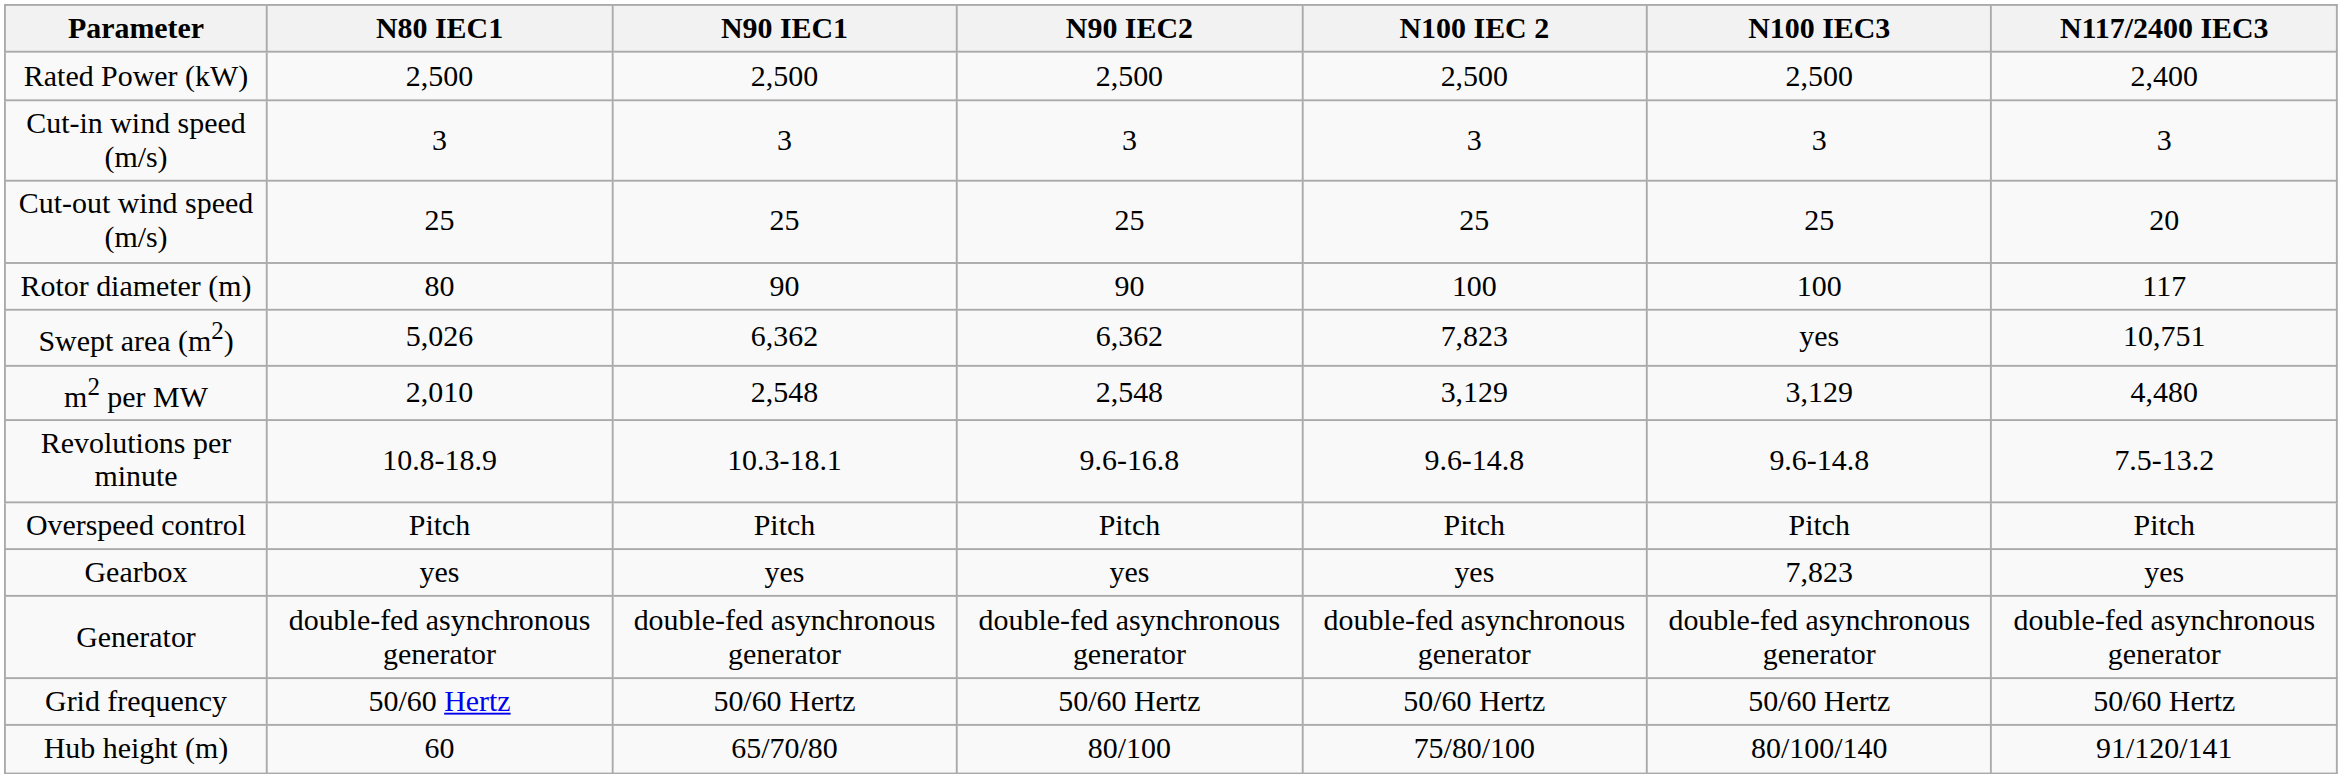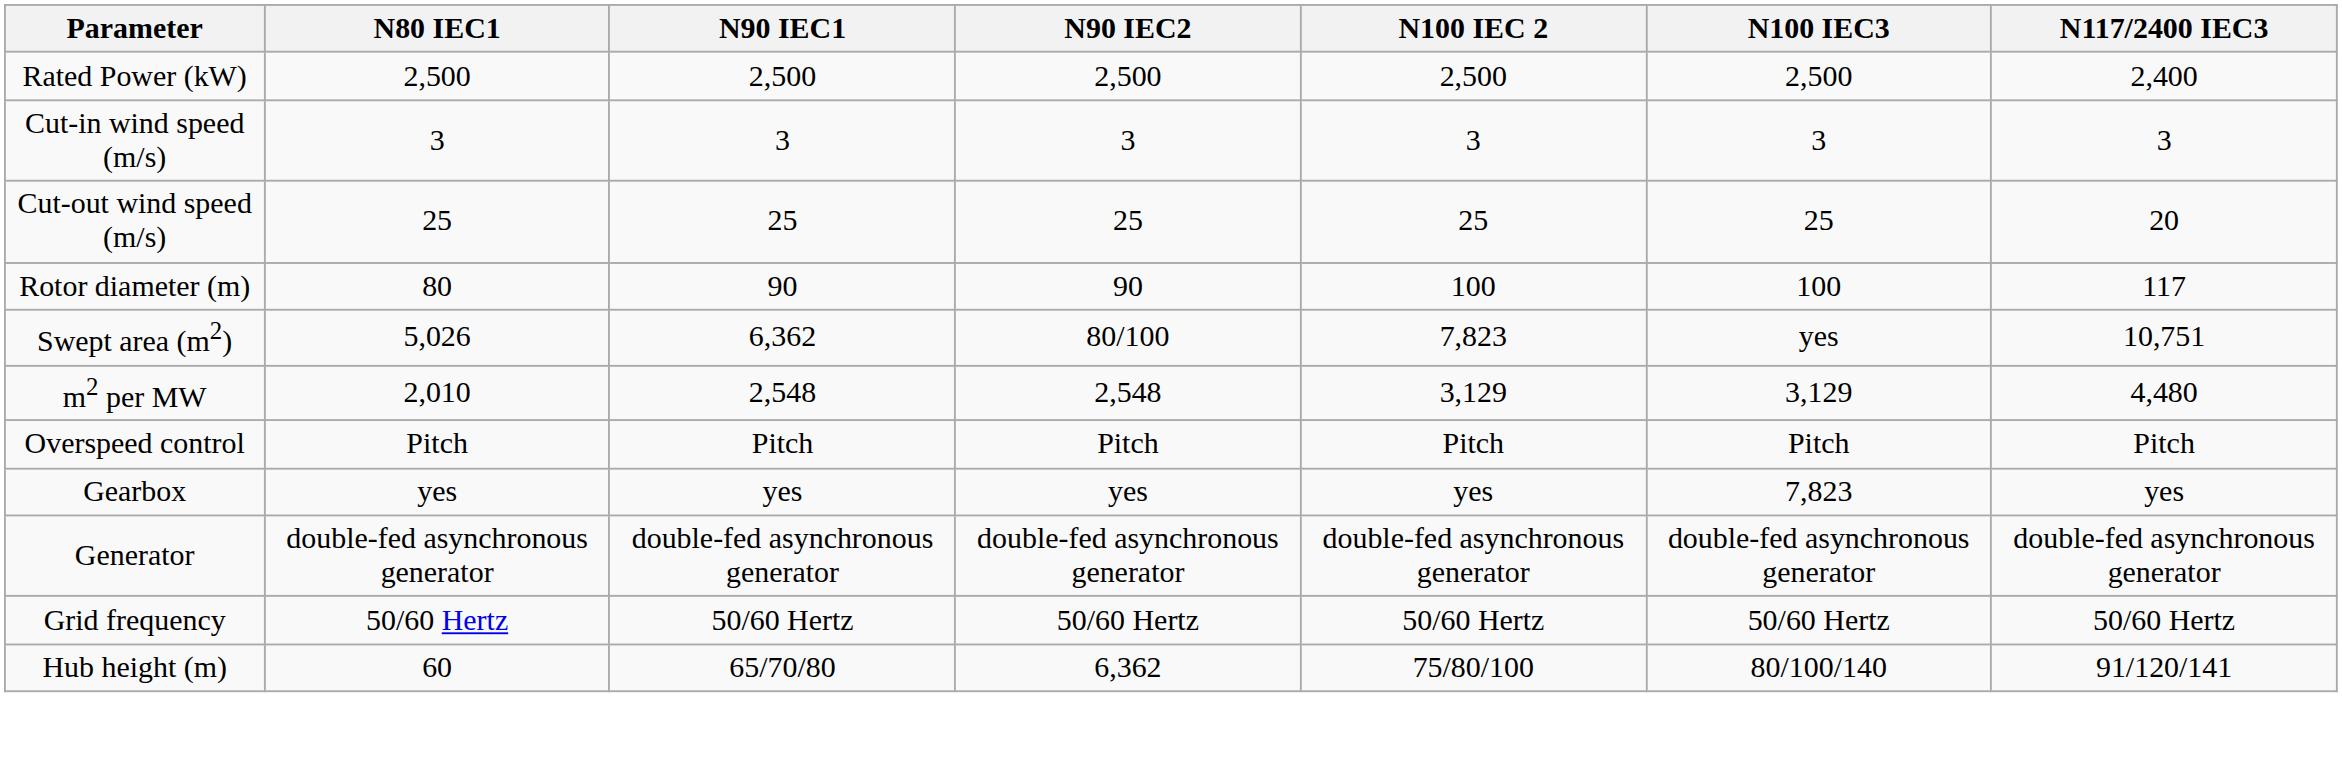(1129, 336) 6,362 -> (1128, 336) 80/100
- row: (136, 460)
(1129, 748) 80/100 -> (1128, 667) 6,362
